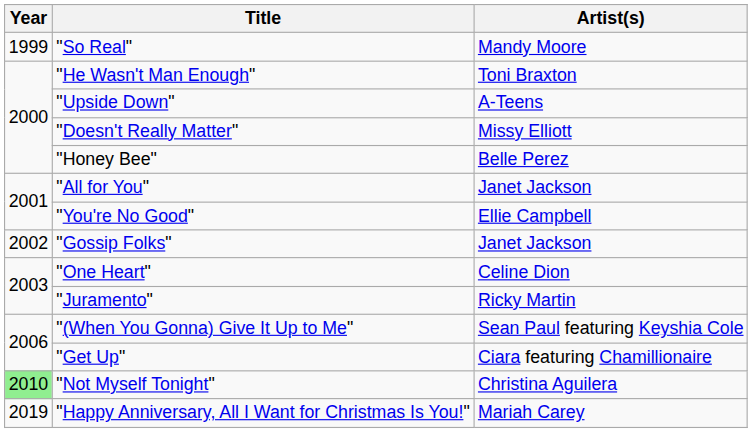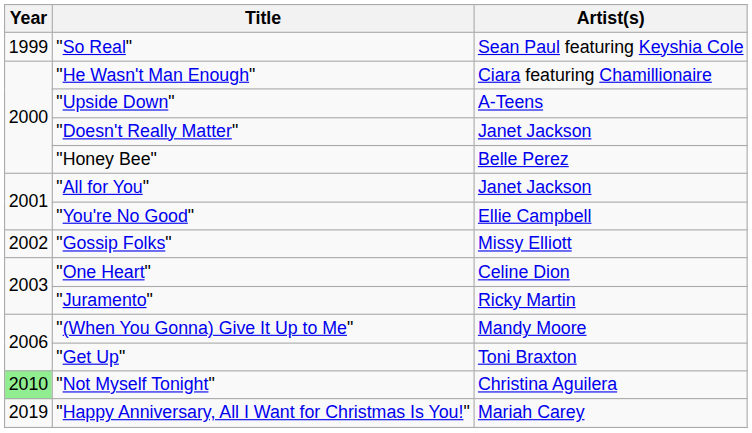(532, 46) Mandy Moore -> (611, 46) Sean Paul featuring Keyshia Cole
(527, 74) Toni Braxton -> (595, 74) Ciara featuring Chamillionaire
(525, 131) Missy Elliott -> (535, 131) Janet Jackson
(535, 243) Janet Jackson -> (525, 243) Missy Elliott
(611, 328) Sean Paul featuring Keyshia Cole -> (532, 328) Mandy Moore
(595, 356) Ciara featuring Chamillionaire -> (527, 356) Toni Braxton
